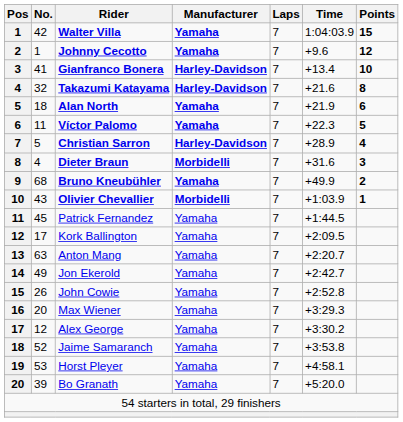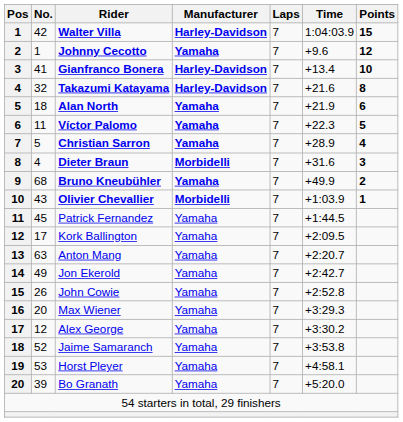(197, 32) Yamaha -> (221, 32) Harley-Davidson
(221, 144) Harley-Davidson -> (197, 144) Yamaha
